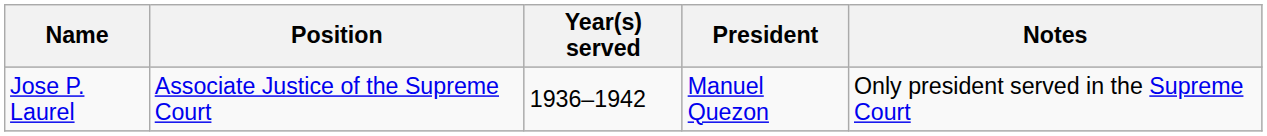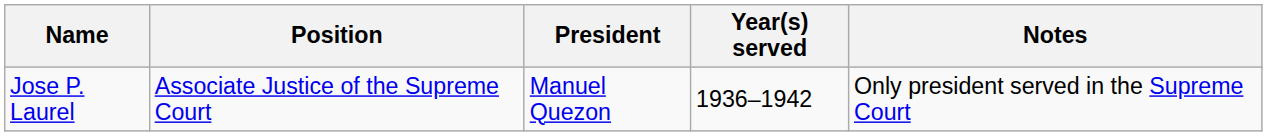columns swapped: (603, 35) <-> (765, 35)
